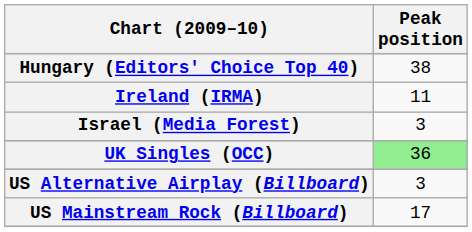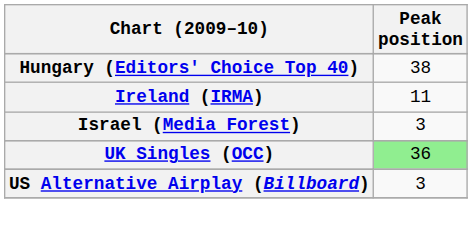- row: (189, 212)
